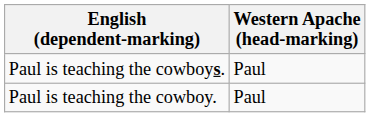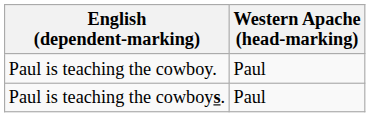rows swapped: (113, 97) <-> (117, 68)
